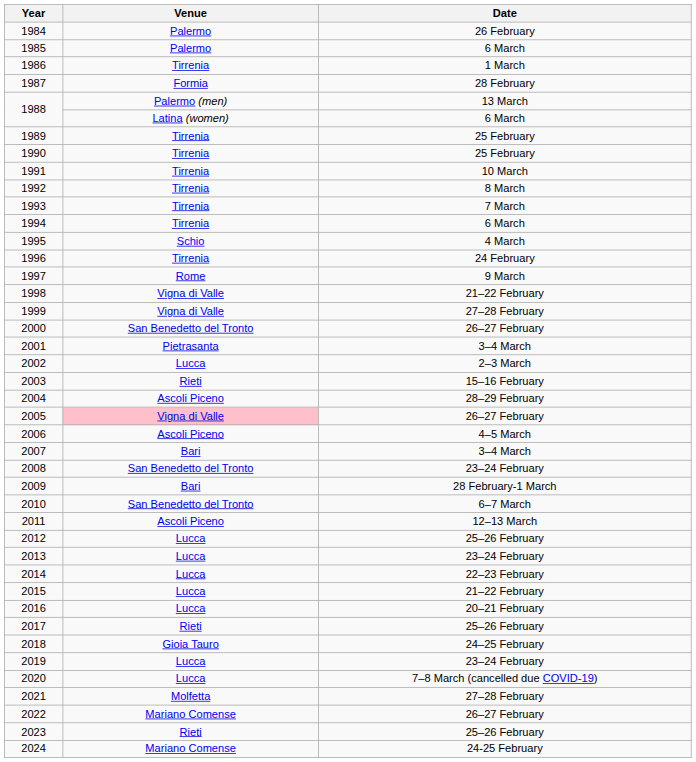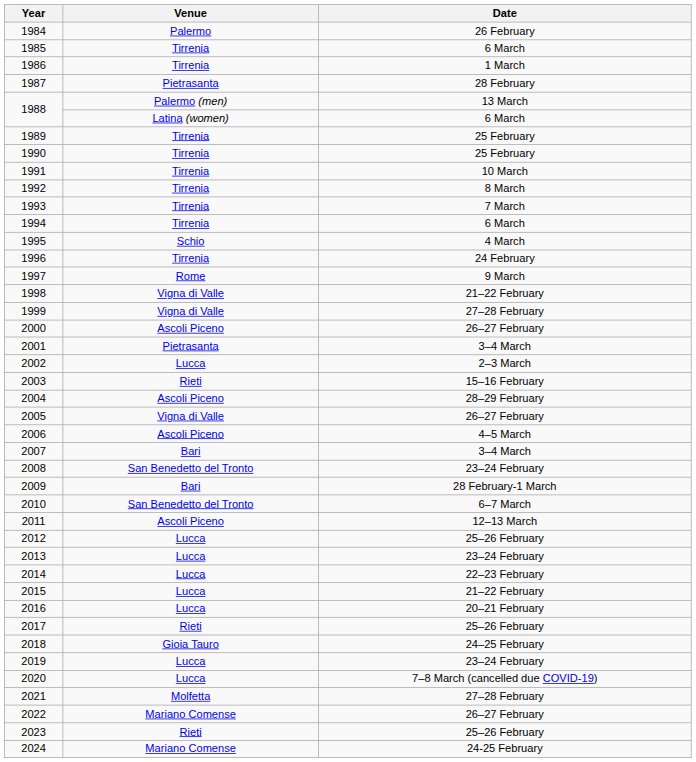(191, 49) Palermo -> (191, 49) Tirrenia
(191, 84) Formia -> (191, 84) Pietrasanta
(191, 329) San Benedetto del Tronto -> (191, 329) Ascoli Piceno
(191, 416) pink background -> (191, 416) no background
